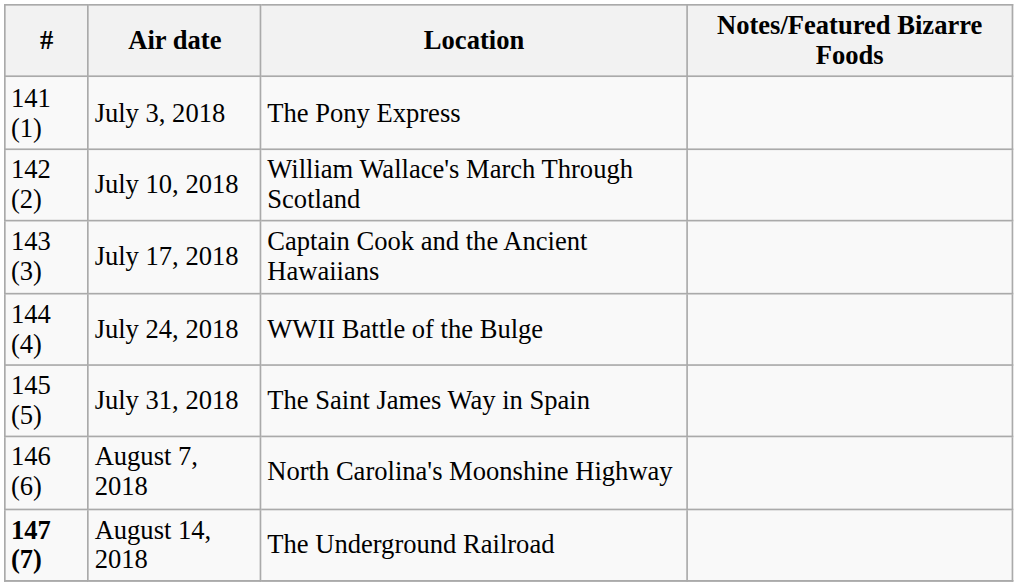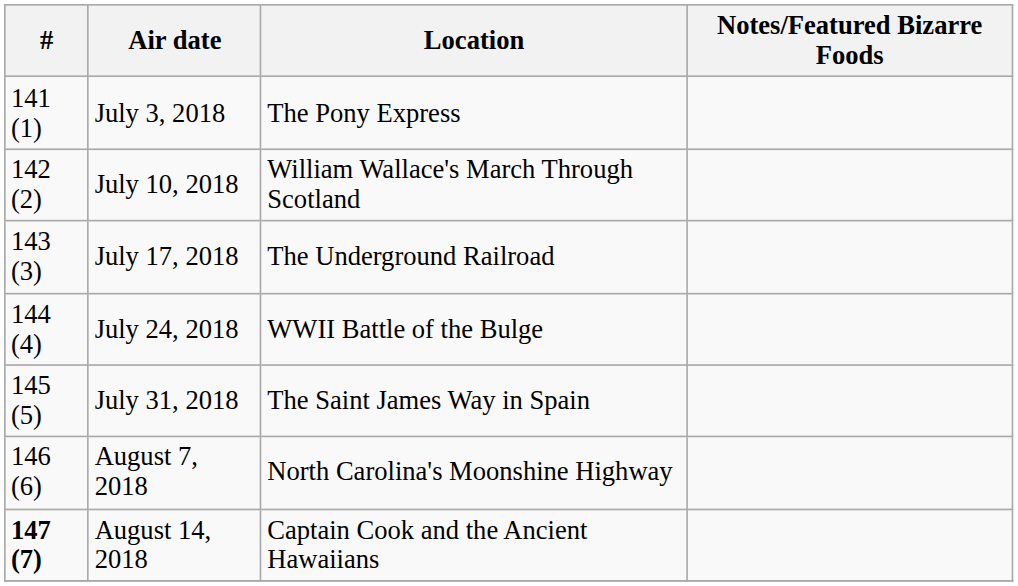(427, 256) Captain Cook and the Ancient Hawaiians -> (411, 256) The Underground Railroad
(411, 544) The Underground Railroad -> (427, 544) Captain Cook and the Ancient Hawaiians
